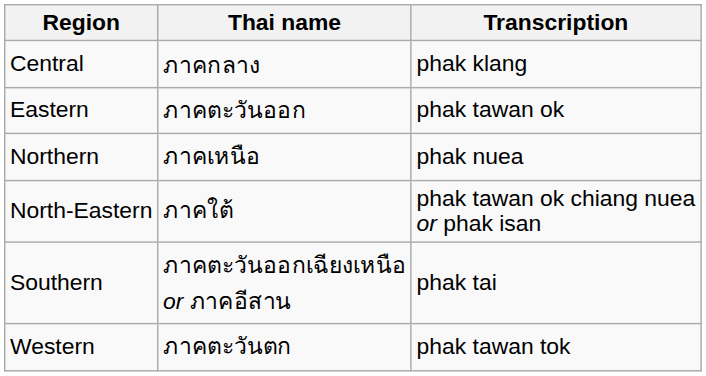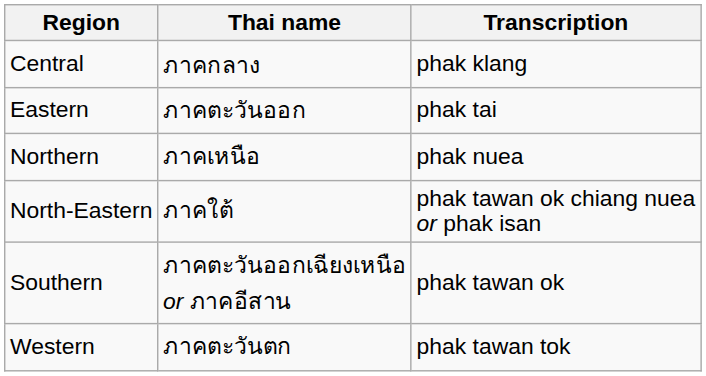(490, 110) phak tawan ok -> (457, 110) phak tai
(457, 282) phak tai -> (490, 282) phak tawan ok
